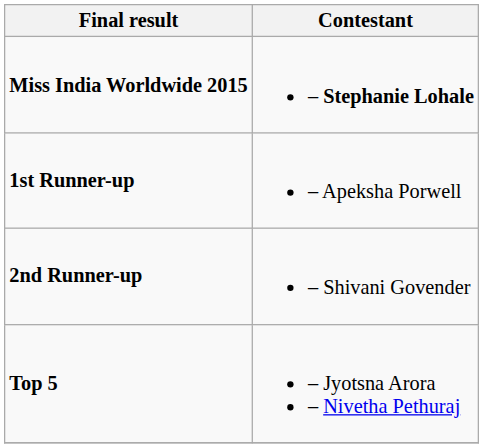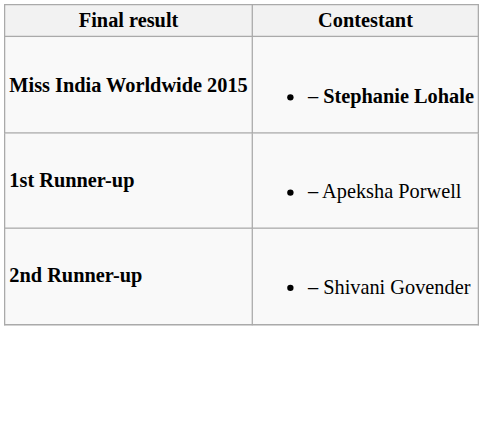- row: (34, 383)
